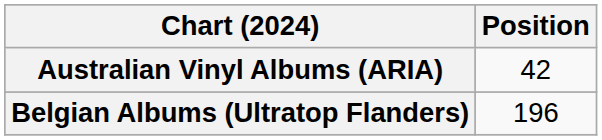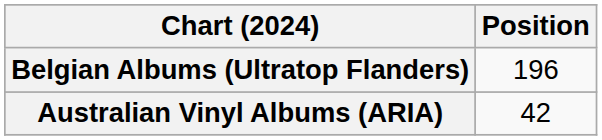rows swapped: (240, 69) <-> (240, 112)
